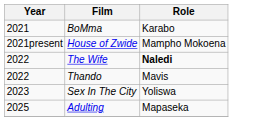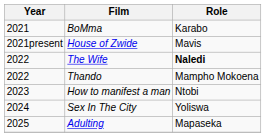(184, 44) Mampho Mokoena -> (188, 44) Mavis
(155, 76) Mavis -> (217, 76) Mampho Mokoena
+ row: (119, 92)
(18, 92) 2023 -> (18, 108) 2024
